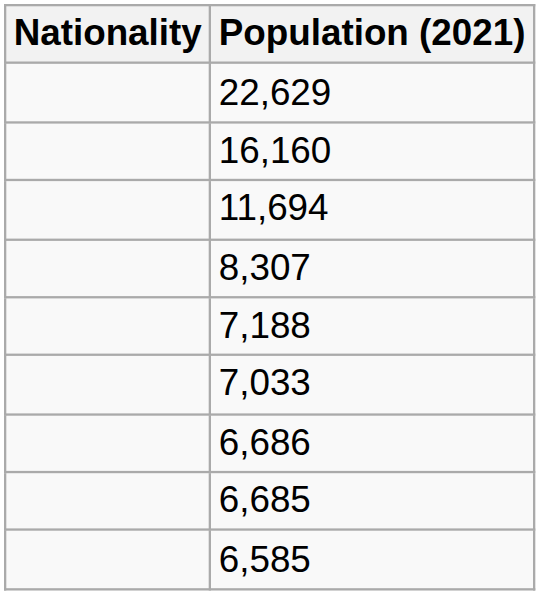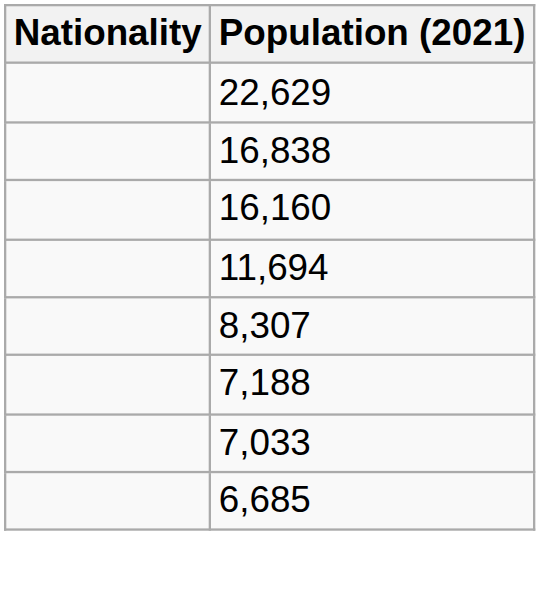+ row: (275, 150)
- row: (265, 442)
- row: (265, 558)
